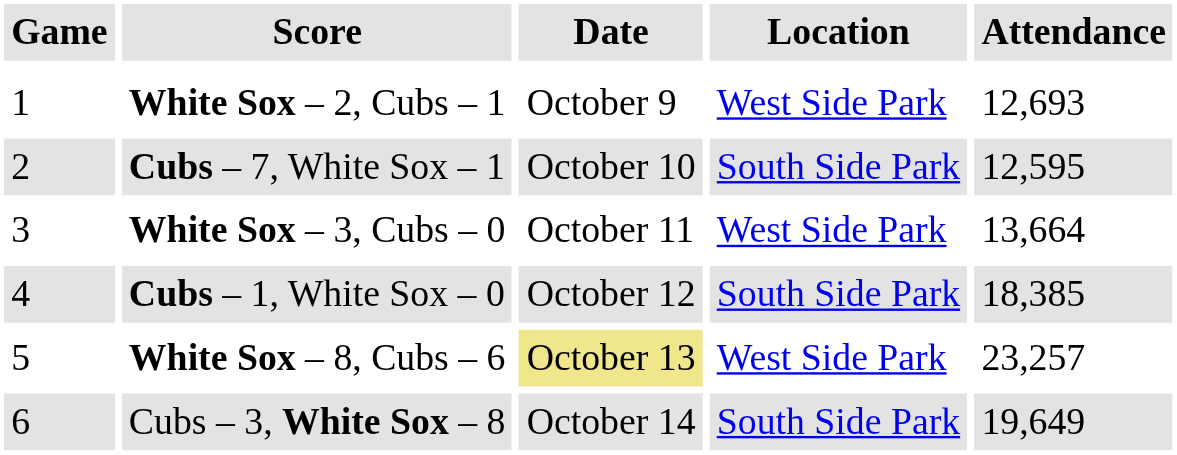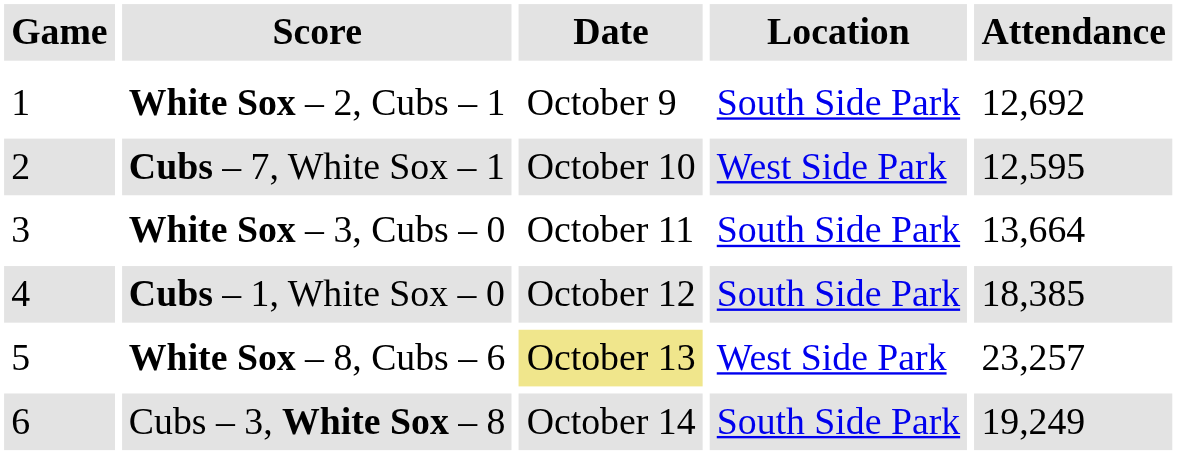(832, 102) West Side Park -> (838, 102) South Side Park
(1033, 102) 12,693 -> (1033, 102) 12,692
(838, 166) South Side Park -> (832, 166) West Side Park
(832, 229) West Side Park -> (838, 229) South Side Park
(1033, 421) 19,649 -> (1033, 421) 19,249
